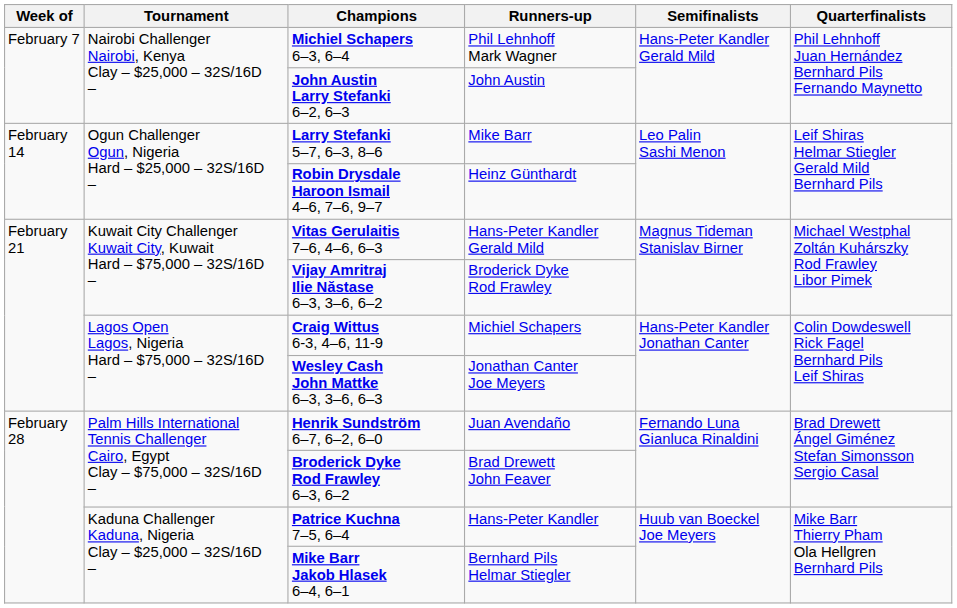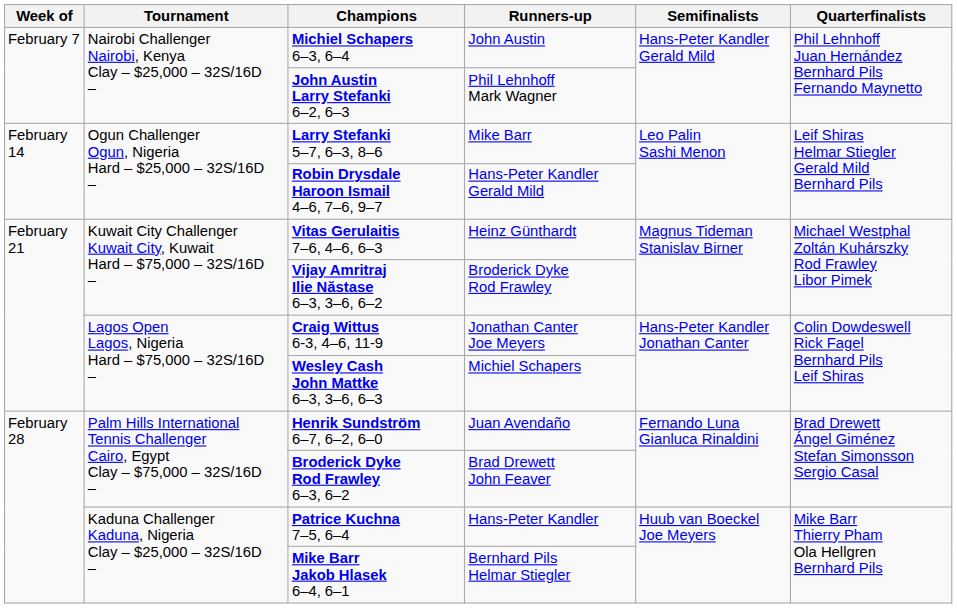(513, 47) Phil Lehnhoff Mark Wagner -> (507, 39) John Austin
(507, 79) John Austin -> (513, 87) Phil Lehnhoff Mark Wagner
(522, 175) Heinz Günthardt -> (533, 183) Hans-Peter Kandler Gerald Mild
(533, 239) Hans-Peter Kandler Gerald Mild -> (522, 231) Heinz Günthardt
(525, 327) Michiel Schapers -> (523, 335) Jonathan Canter Joe Meyers
(523, 374) Jonathan Canter Joe Meyers -> (525, 366) Michiel Schapers
